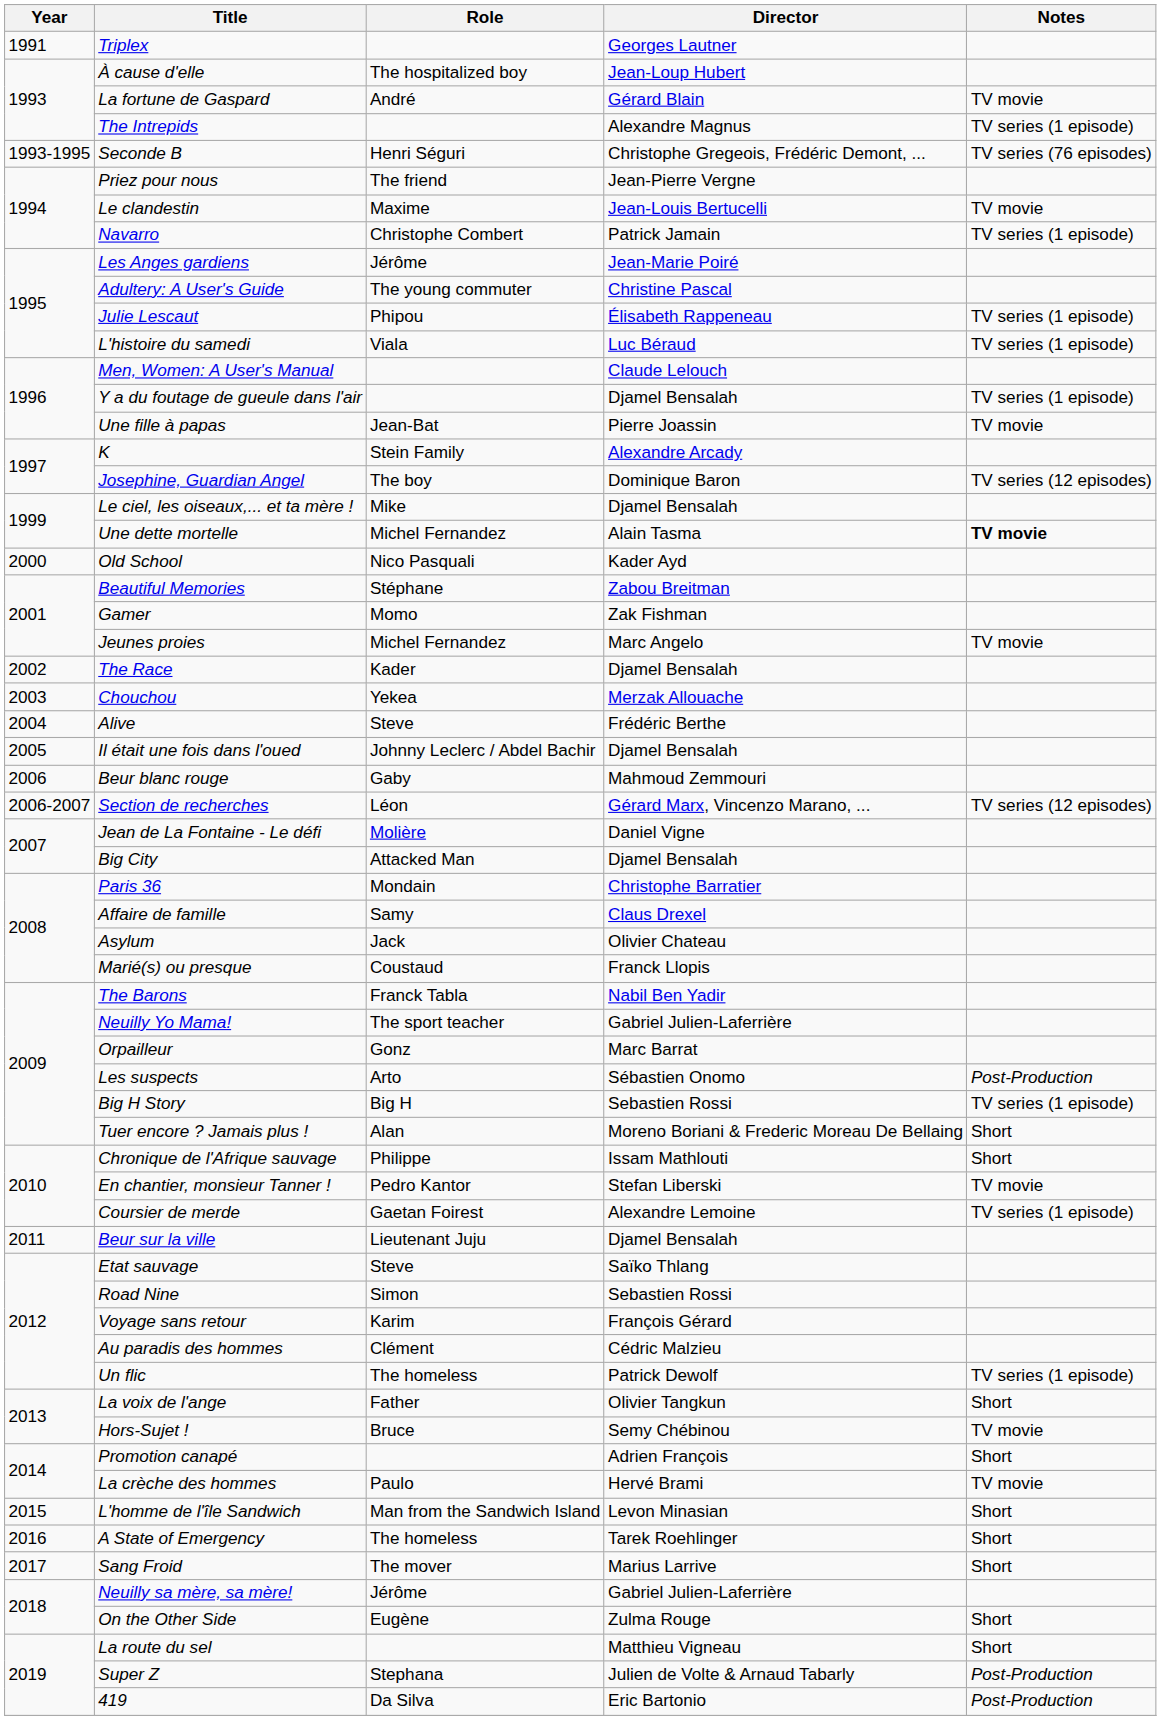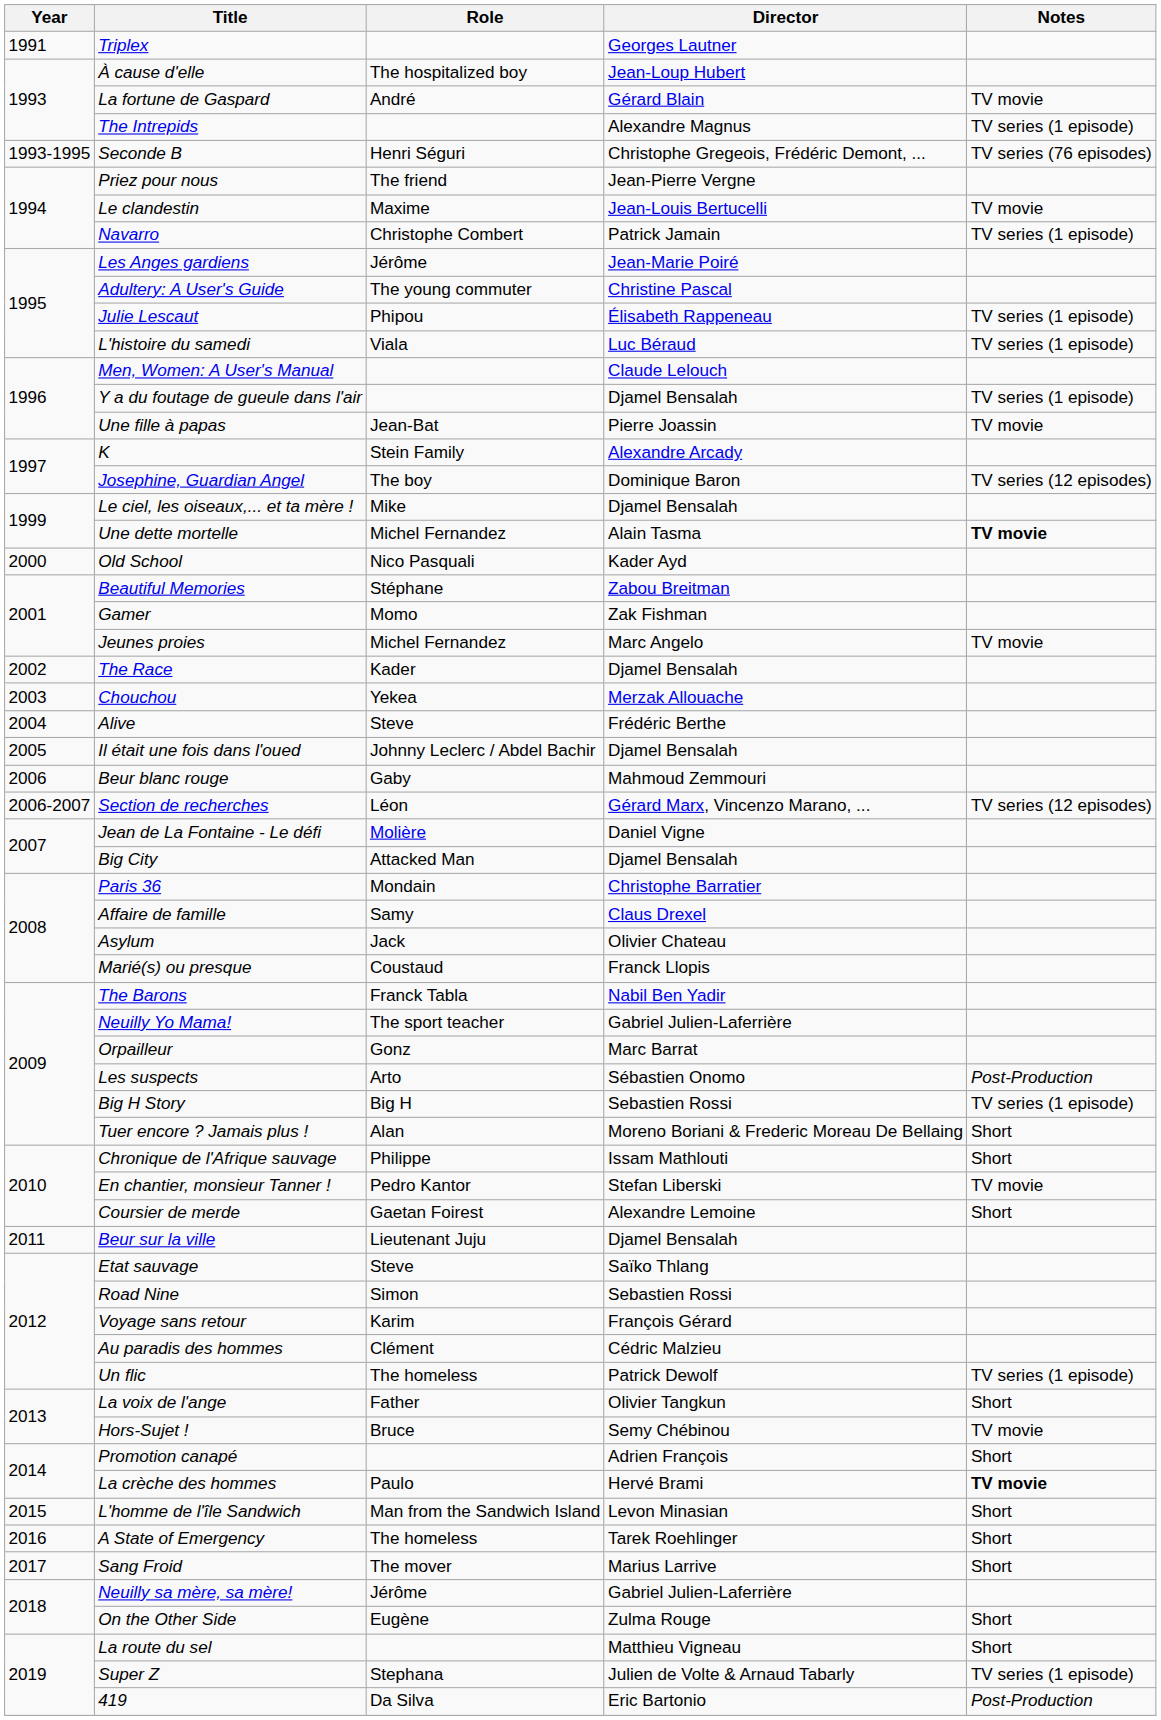(1052, 1212) TV series (1 episode) -> (991, 1212) Short
(1007, 1484) normal -> (1009, 1484) bold
(1032, 1674) Post-Production -> (1052, 1674) TV series (1 episode)
